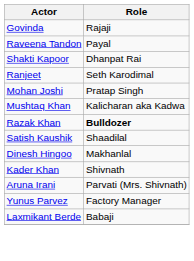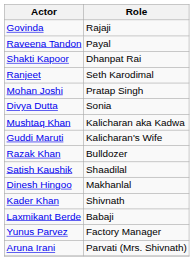+ row: (32, 106)
+ row: (35, 138)
(109, 122) bold -> (107, 153) normal
rows swapped: (31, 185) <-> (44, 216)
